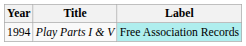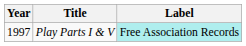(19, 32) 1994 -> (19, 32) 1997
